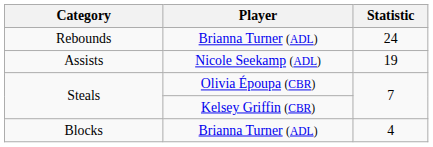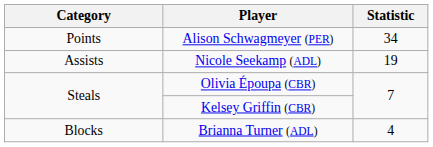+ row: (84, 39)
- row: (84, 39)
